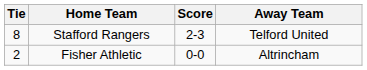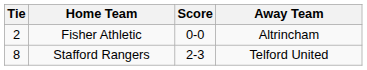rows swapped: (102, 55) <-> (102, 34)
